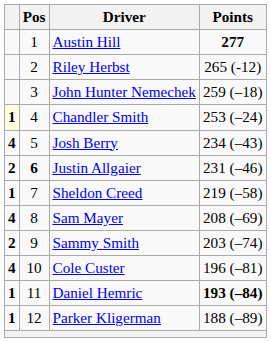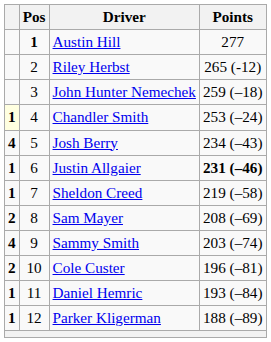(34, 42) normal -> (34, 42) bold
(233, 42) bold -> (233, 42) normal
(12, 167) 2 -> (12, 167) 1
(34, 167) bold -> (34, 167) normal
(233, 167) normal -> (233, 167) bold
(12, 217) 4 -> (12, 217) 2
(12, 242) 2 -> (12, 242) 4
(12, 267) 4 -> (12, 267) 2
(233, 292) bold -> (233, 292) normal
